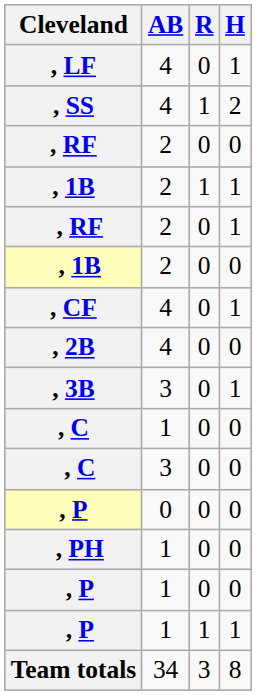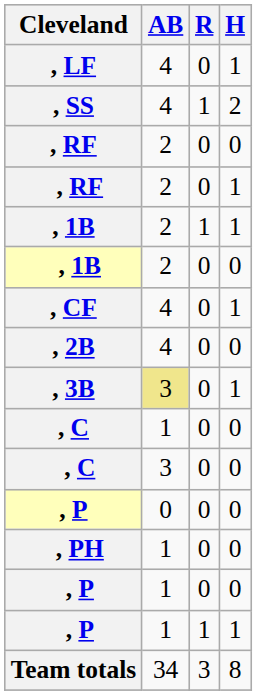rows swapped: (73, 226) <-> (73, 186)
(166, 387) no background -> (166, 387) khaki background
